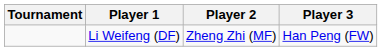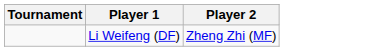- column: (328, 14)
